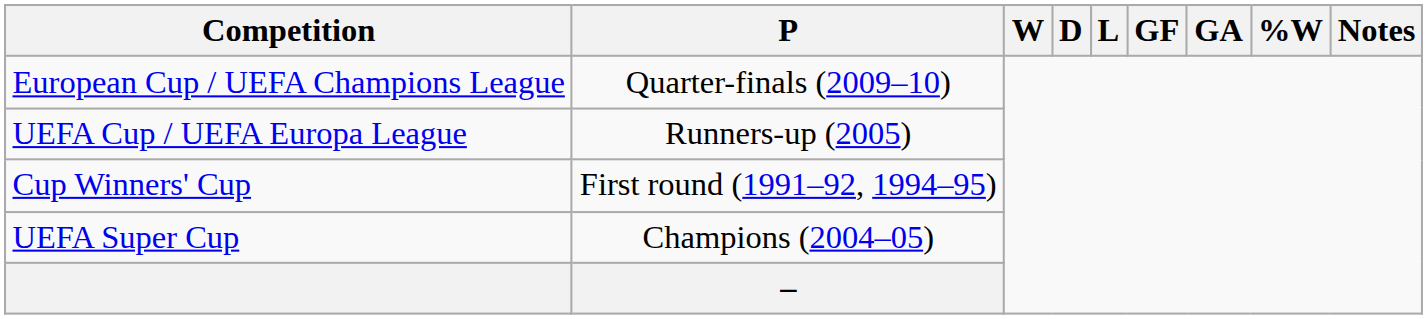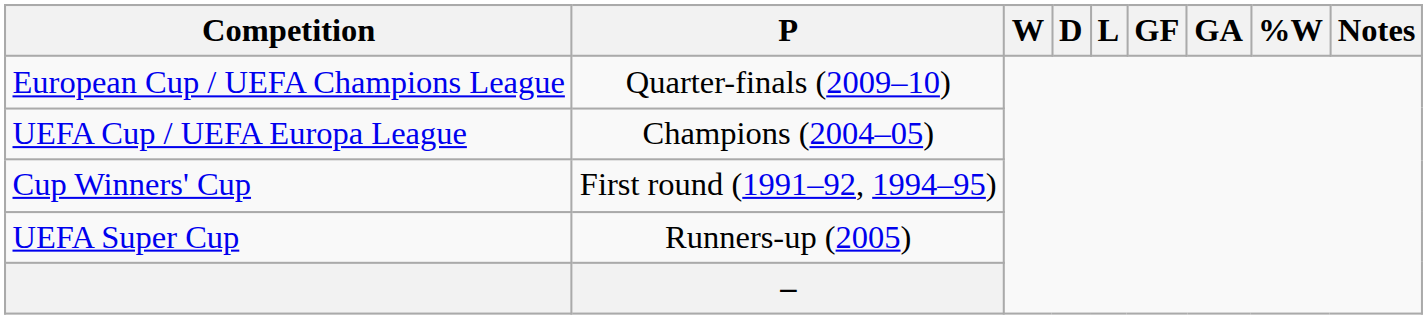(788, 133) Runners-up (2005) -> (788, 133) Champions (2004–05)
(788, 236) Champions (2004–05) -> (788, 236) Runners-up (2005)
